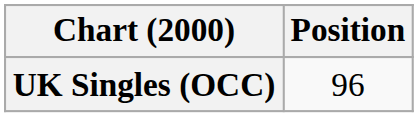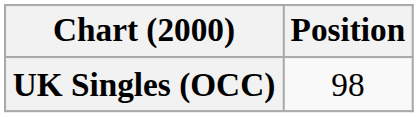(348, 83) 96 -> (348, 83) 98
